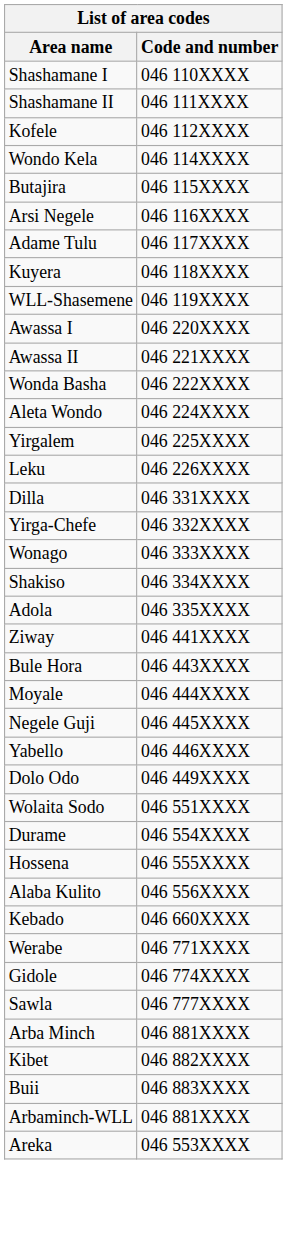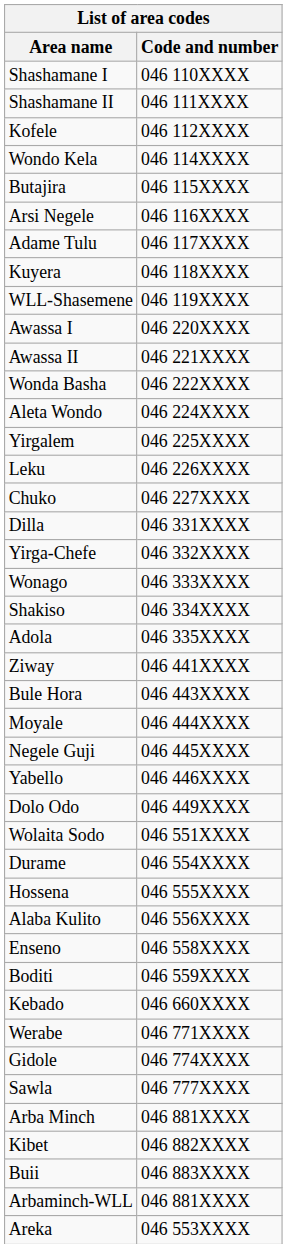+ row: (32, 497)
+ row: (35, 948)
+ row: (31, 976)
